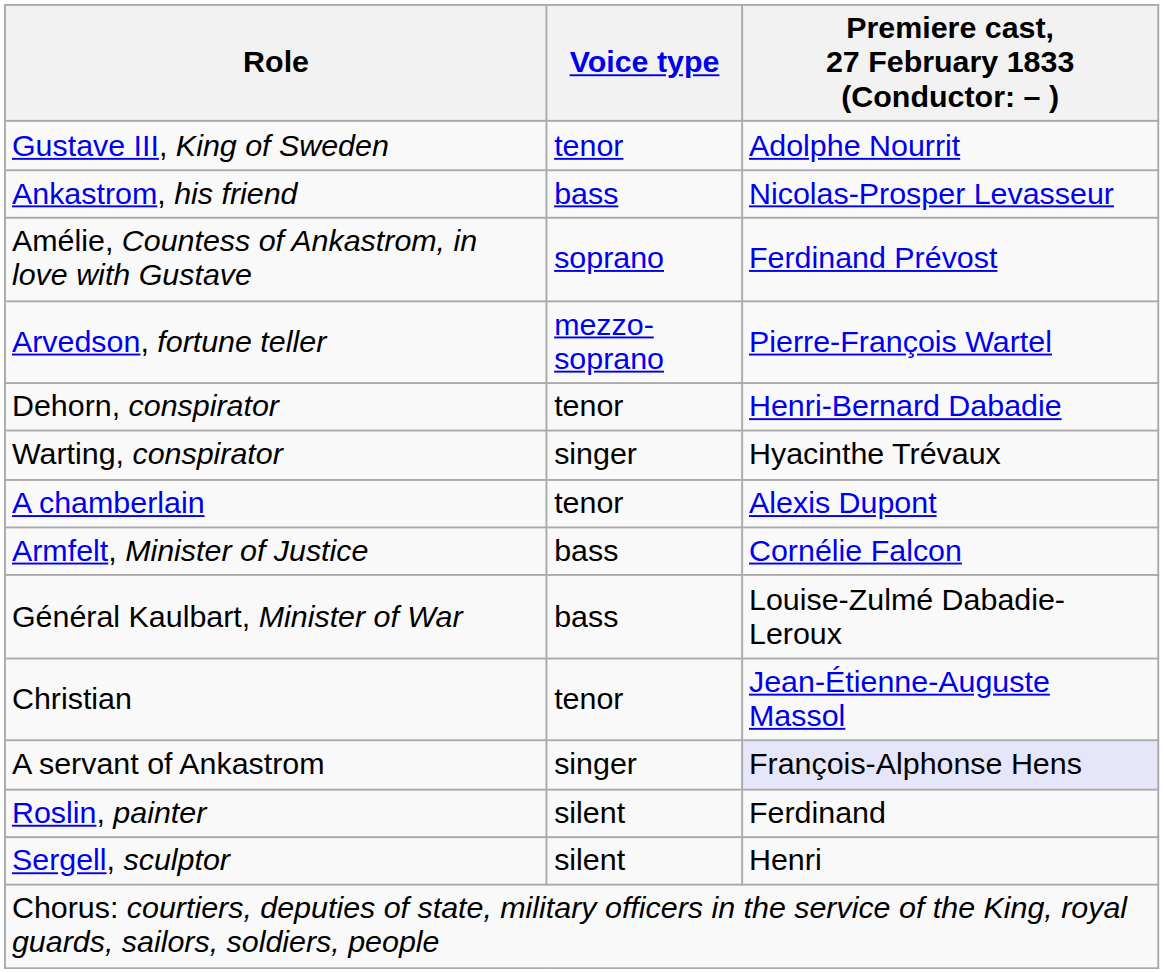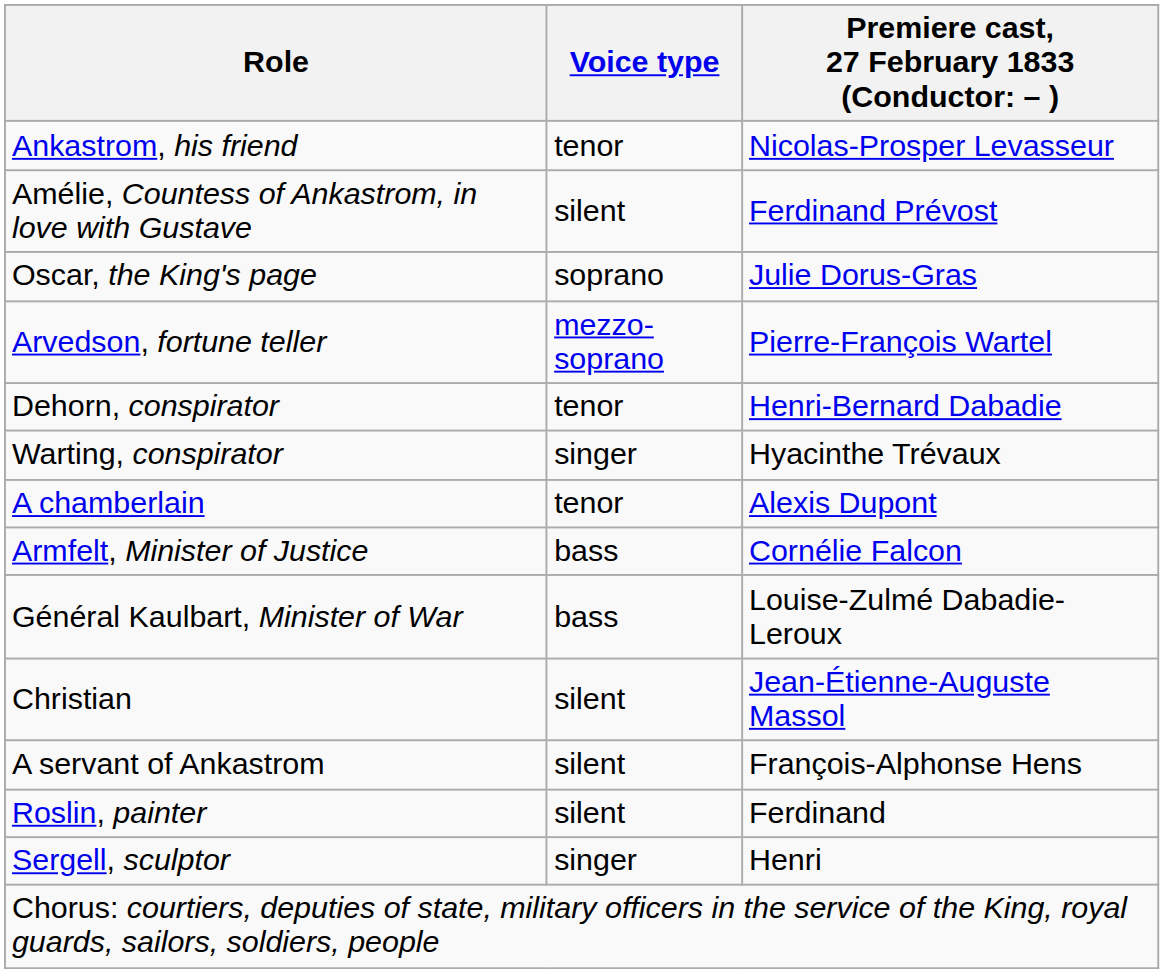- row: (200, 145)
(586, 193) bass -> (589, 145) tenor
(609, 258) soprano -> (590, 210) silent
+ row: (164, 275)
(589, 698) tenor -> (590, 698) silent
(596, 764) singer -> (590, 764) silent
(915, 764) lavender background -> (915, 764) no background
(590, 860) silent -> (596, 860) singer
